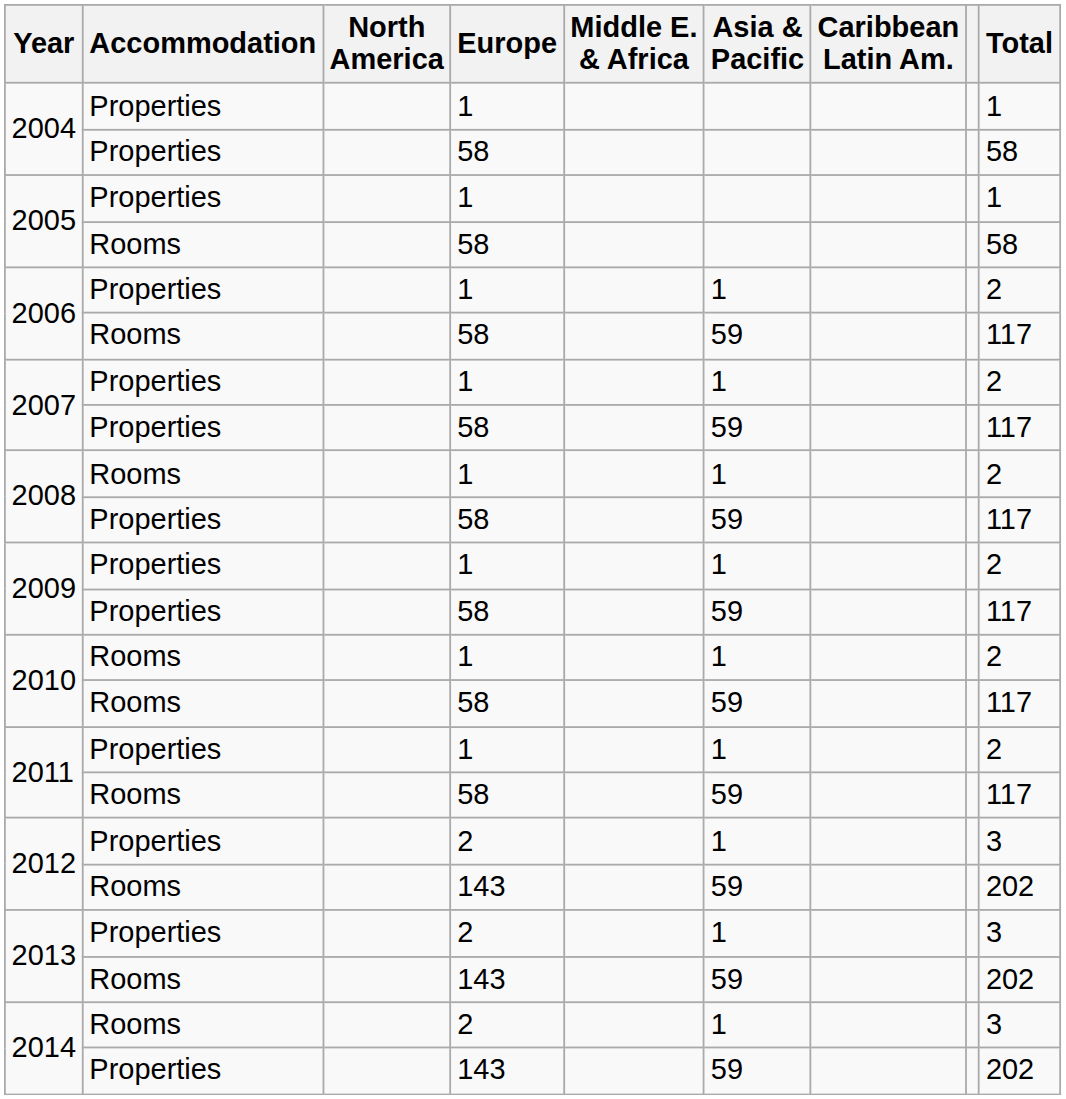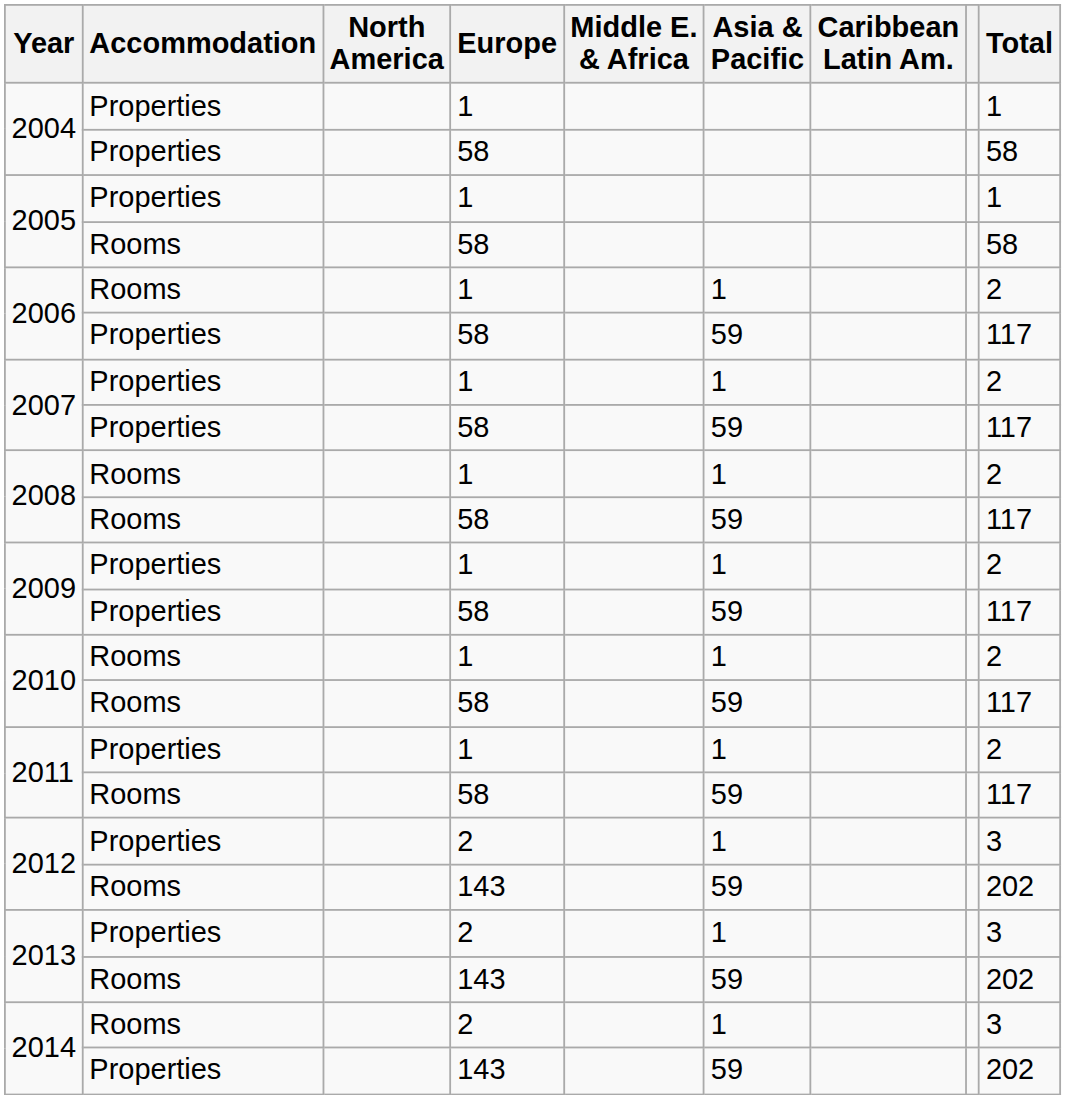(155, 289) Properties -> (135, 289) Rooms
(135, 335) Rooms -> (155, 335) Properties
(155, 519) Properties -> (135, 519) Rooms
